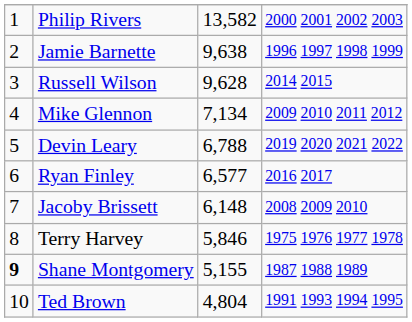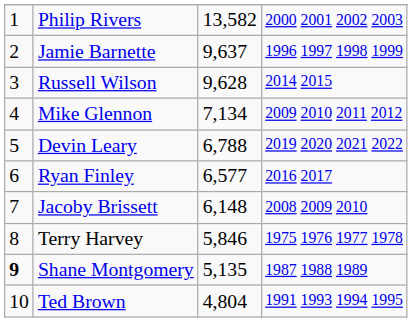(225, 51) 9,638 -> (225, 51) 9,637
(225, 269) 5,155 -> (225, 269) 5,135
